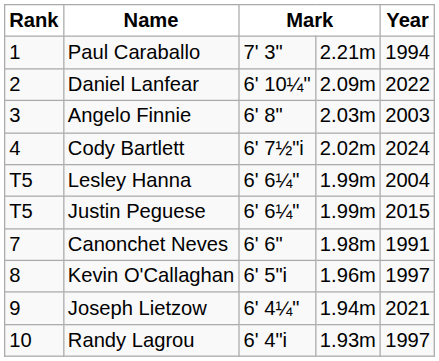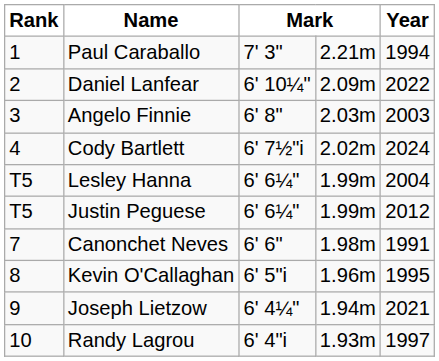(408, 212) 2015 -> (408, 212) 2012
(408, 276) 1997 -> (408, 276) 1995
